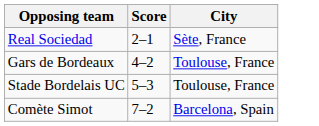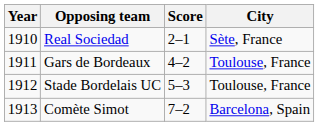+ column: (23, 16)
